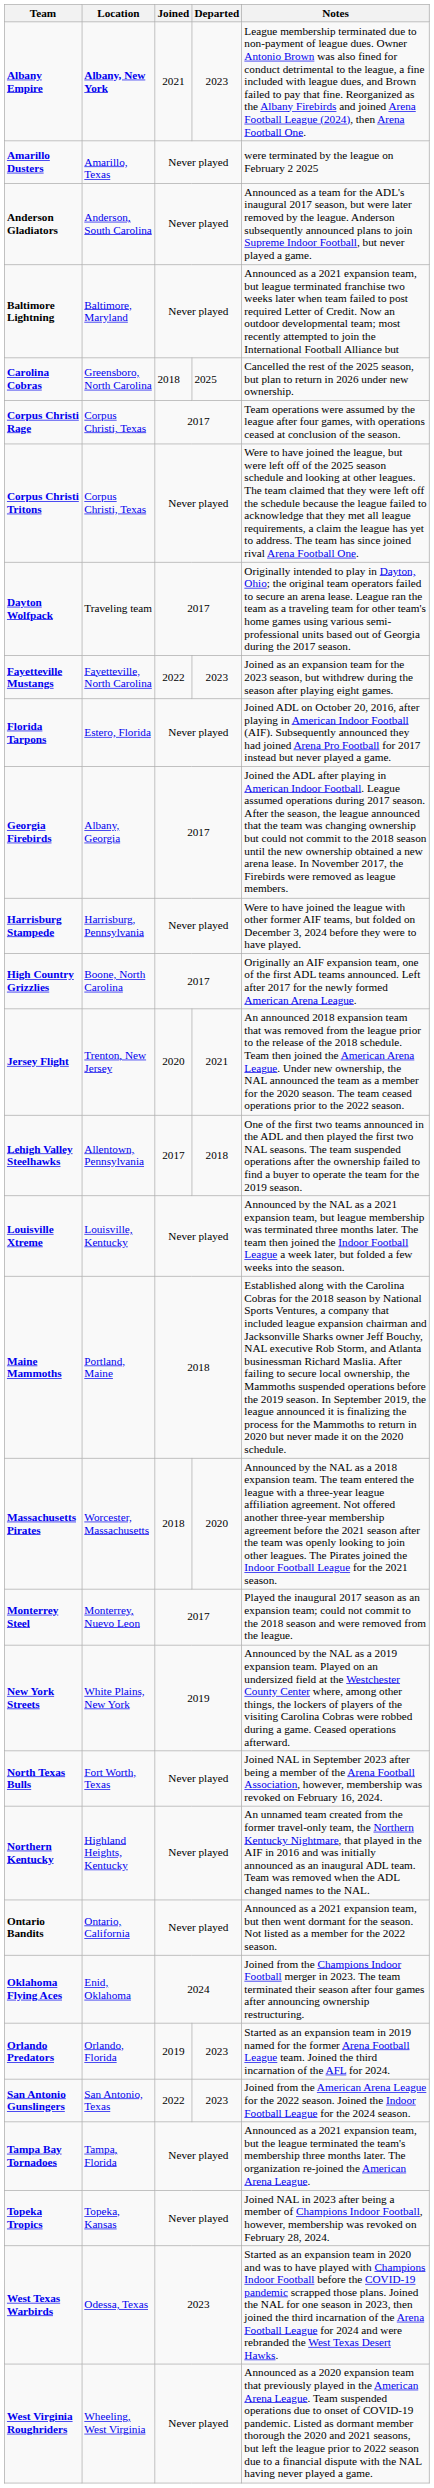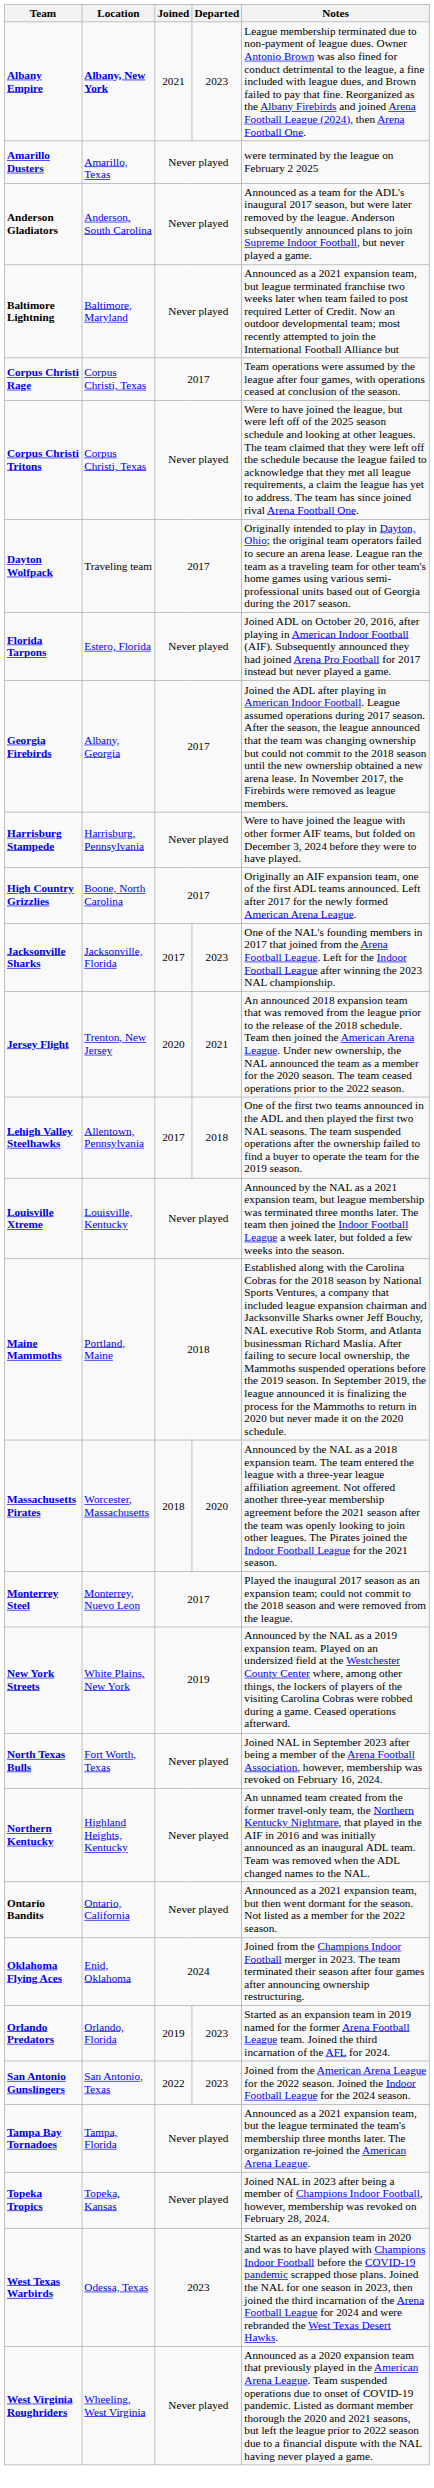- row: (28, 379)
- row: (35, 677)
+ row: (36, 957)
